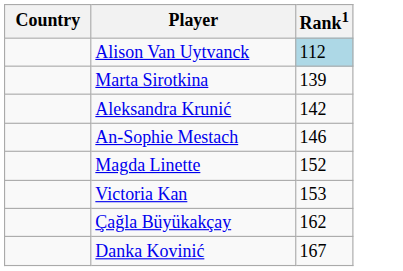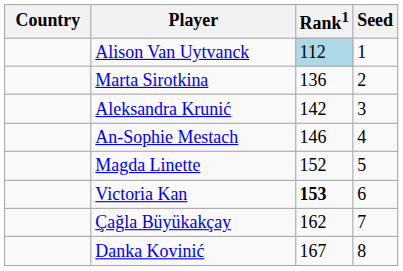+ column: (375, 21)
(313, 80) 139 -> (313, 80) 136
(313, 194) normal -> (313, 194) bold
